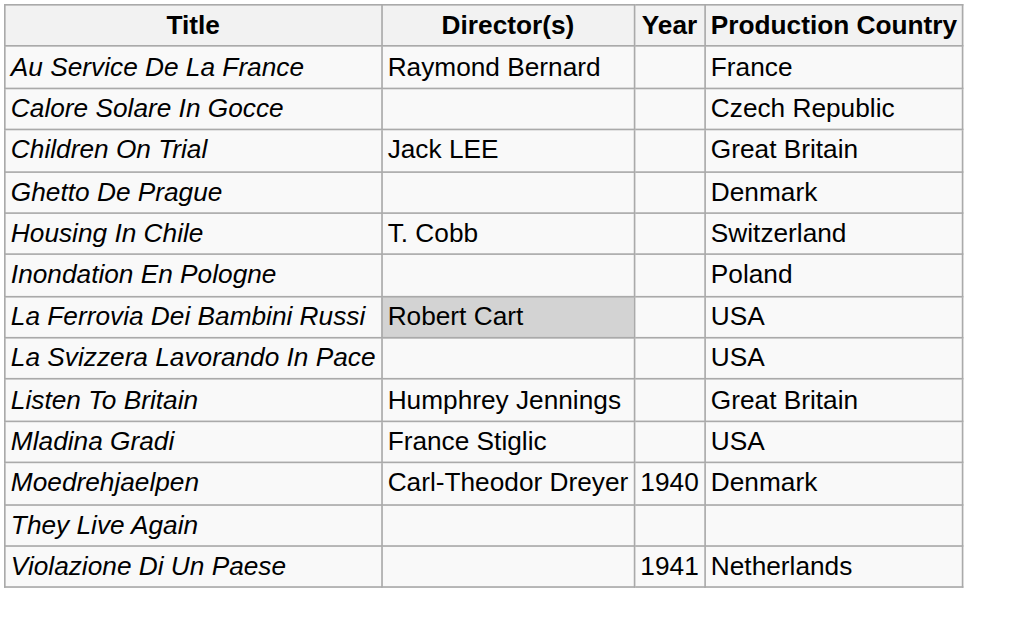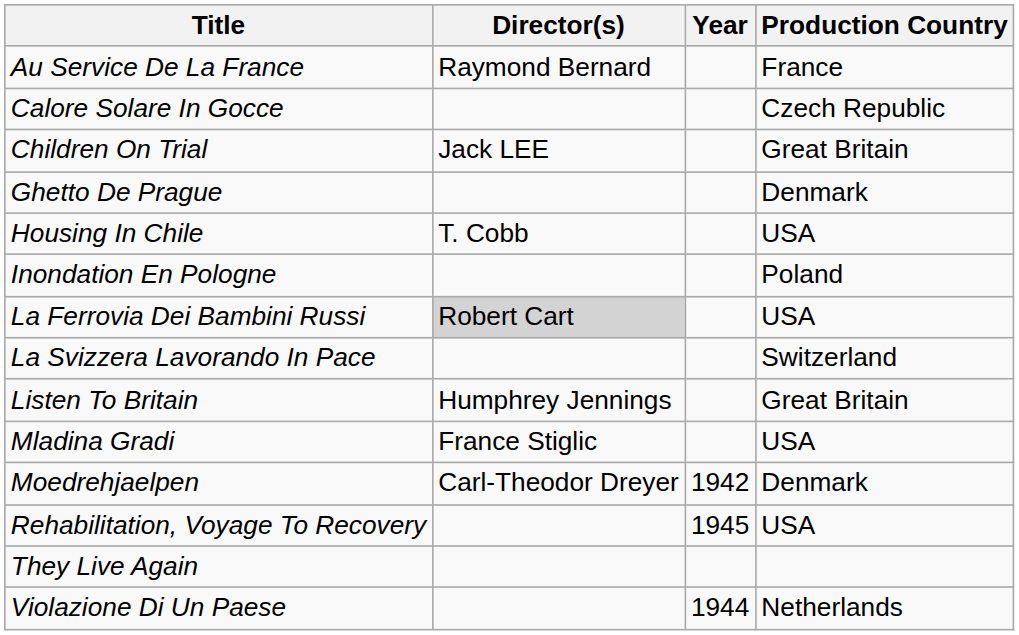(779, 233) Switzerland -> (788, 233) USA
(738, 358) USA -> (829, 358) Switzerland
(670, 483) 1940 -> (720, 483) 1942
+ row: (218, 524)
(670, 566) 1941 -> (720, 607) 1944
